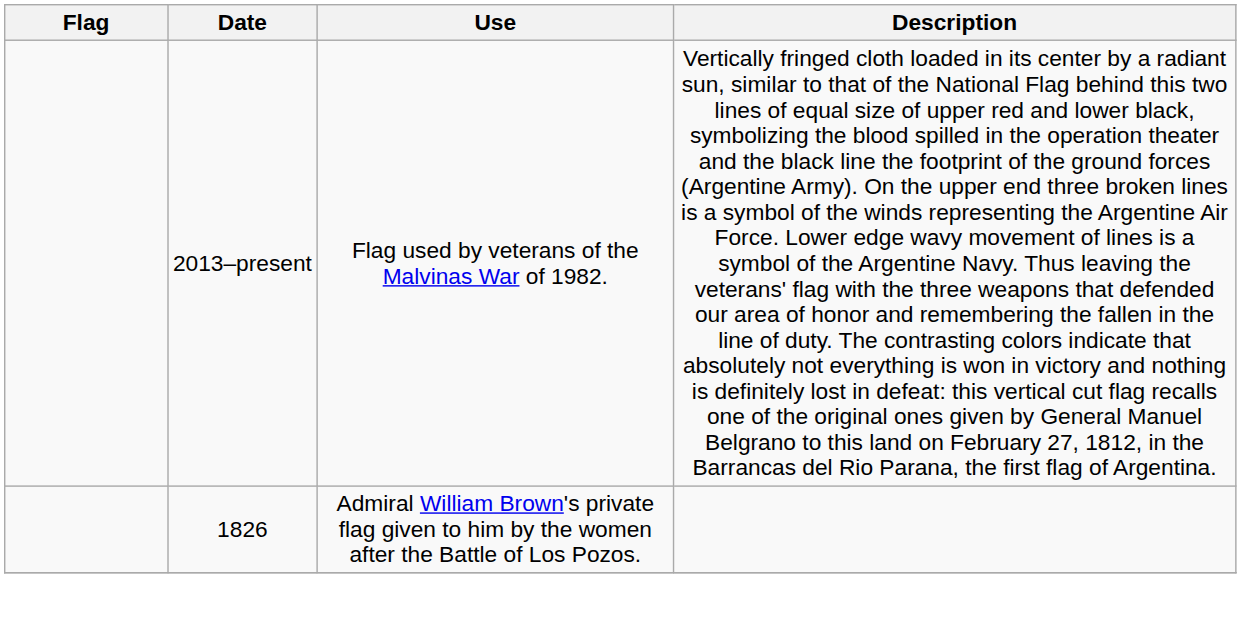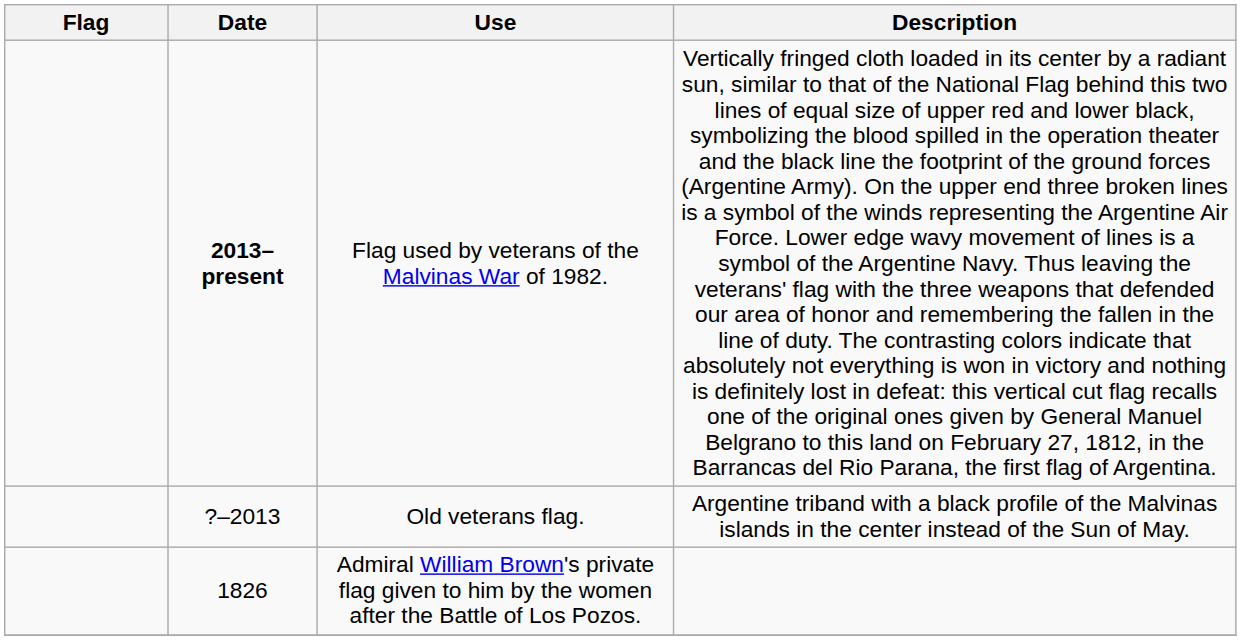(242, 263) normal -> (242, 263) bold
+ row: (495, 516)
